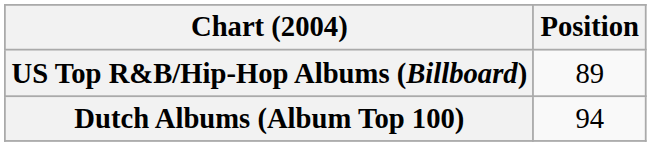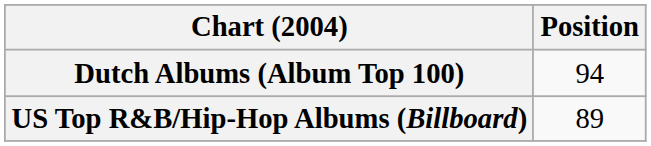rows swapped: (269, 118) <-> (269, 72)
